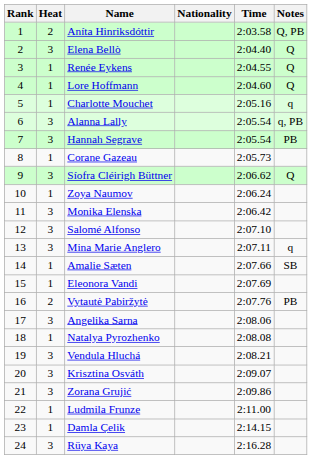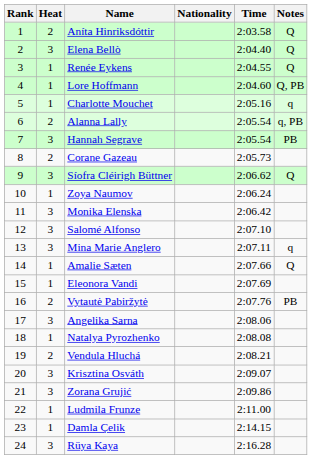(290, 31) Q, PB -> (290, 31) Q
(290, 85) Q -> (290, 85) Q, PB
(50, 121) 3 -> (50, 121) 2
(50, 157) 1 -> (50, 157) 2
(290, 265) SB -> (290, 265) Q
(50, 355) 3 -> (50, 355) 2
